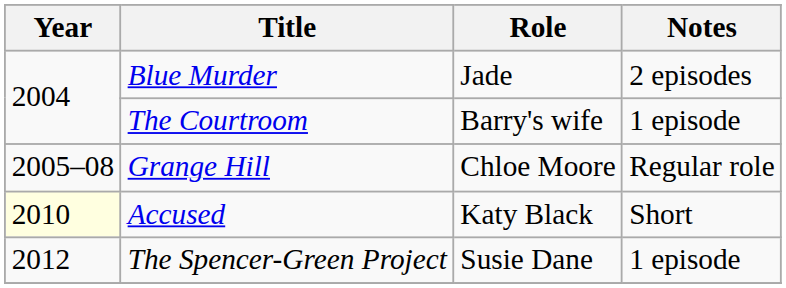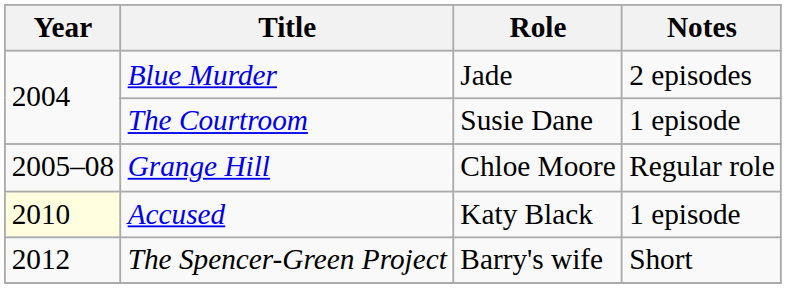(532, 120) Barry's wife -> (527, 120) Susie Dane
(661, 213) Short -> (685, 213) 1 episode
(527, 259) Susie Dane -> (532, 259) Barry's wife
(685, 259) 1 episode -> (661, 259) Short
